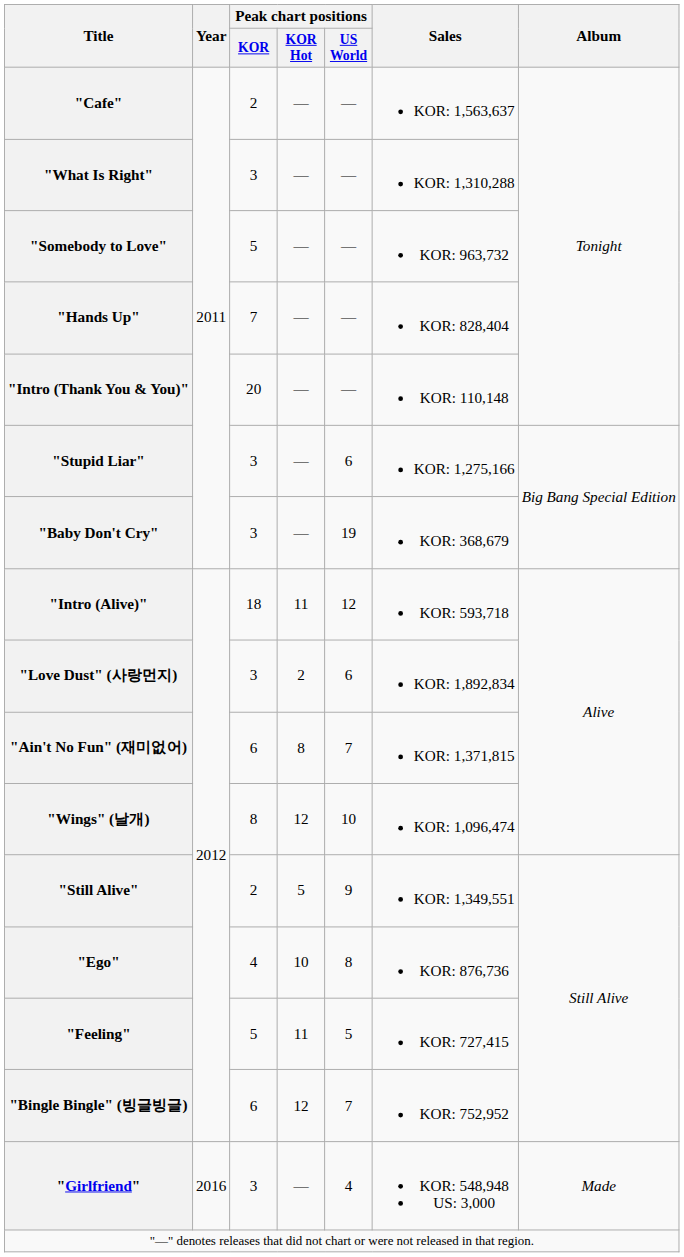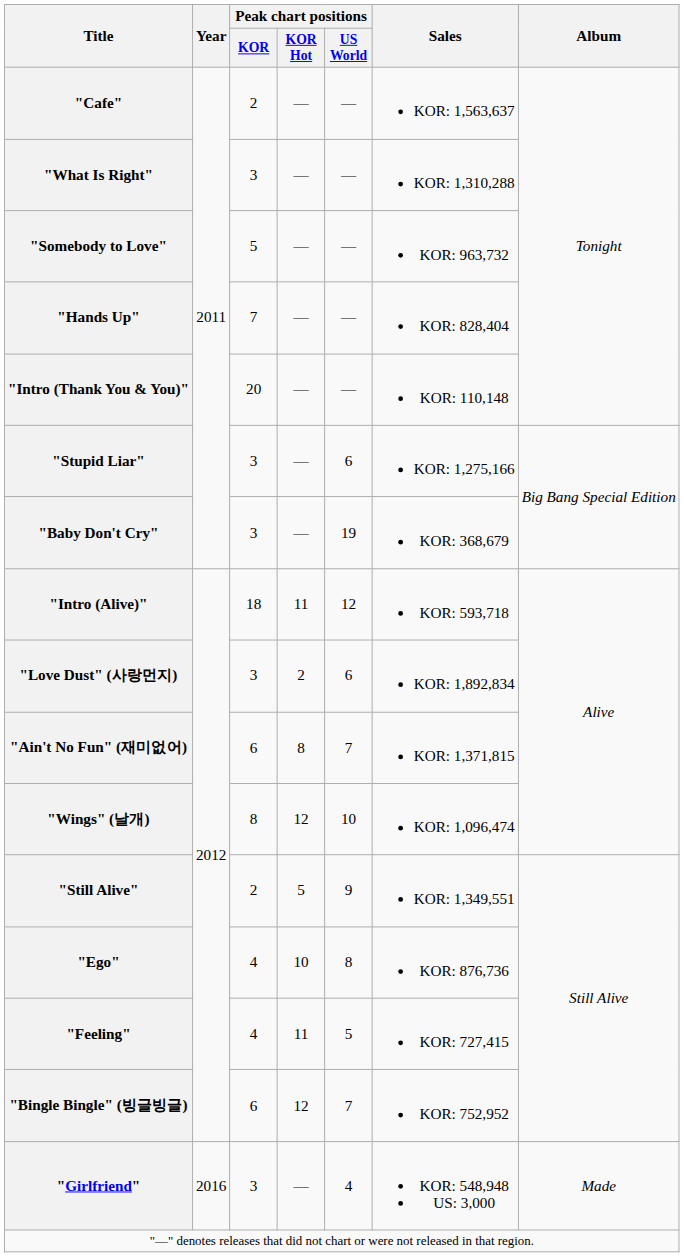(254, 1034) 5 -> (254, 1034) 4
